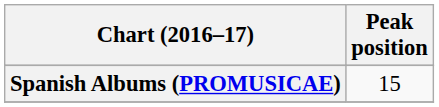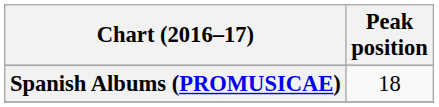(390, 83) 15 -> (390, 83) 18
